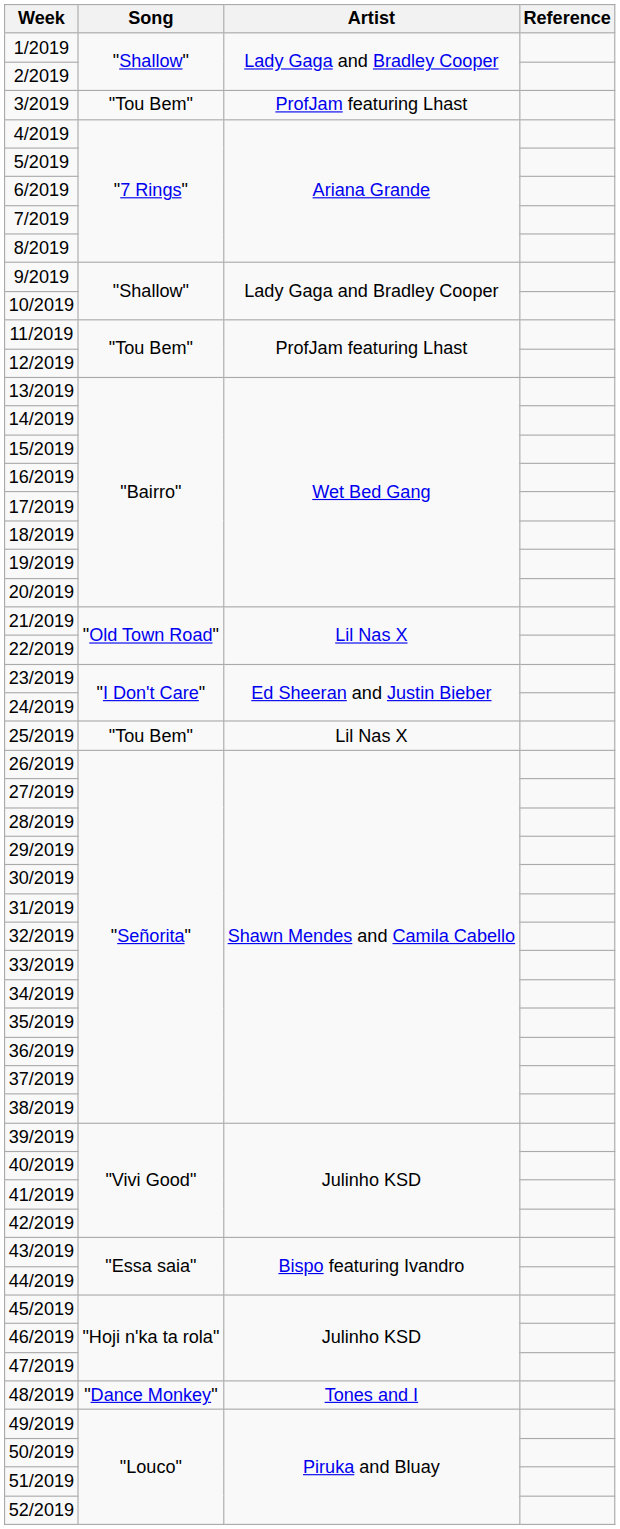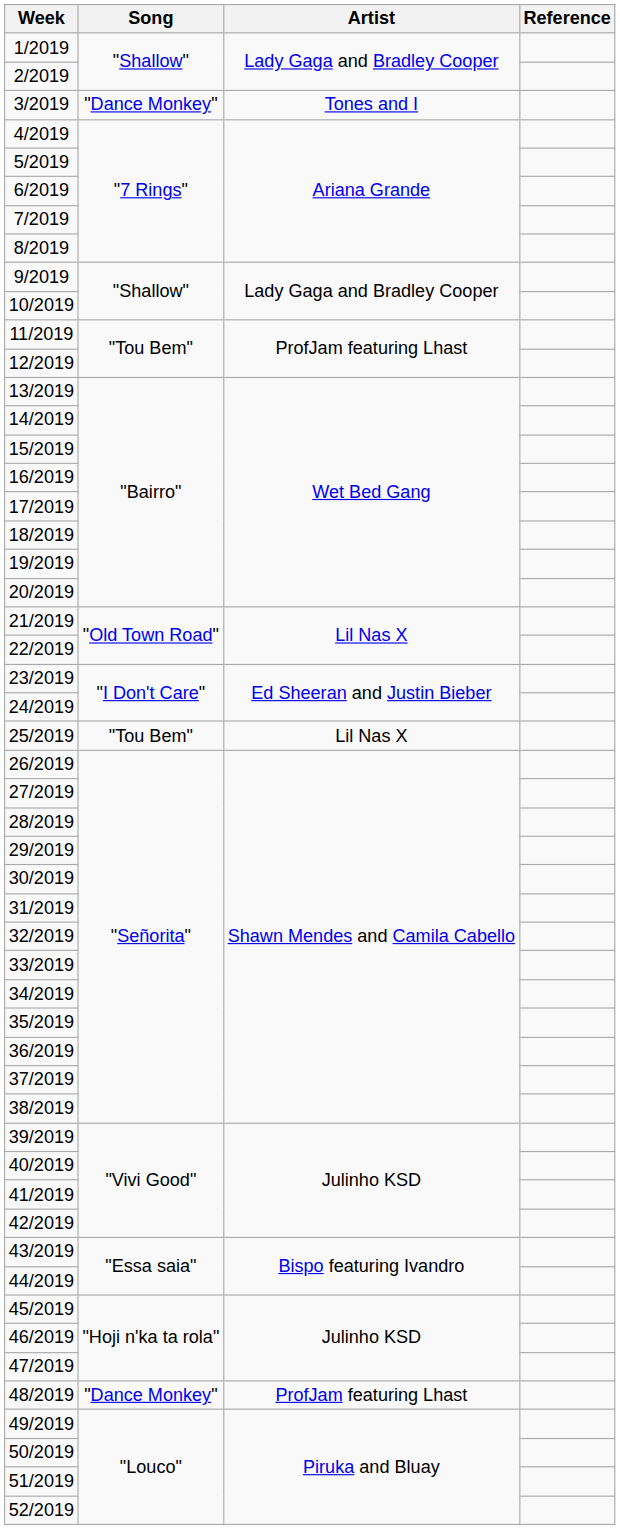(151, 104) "Tou Bem" -> (151, 104) "Dance Monkey"
(371, 104) ProfJam featuring Lhast -> (371, 104) Tones and I
(371, 1395) Tones and I -> (371, 1395) ProfJam featuring Lhast
